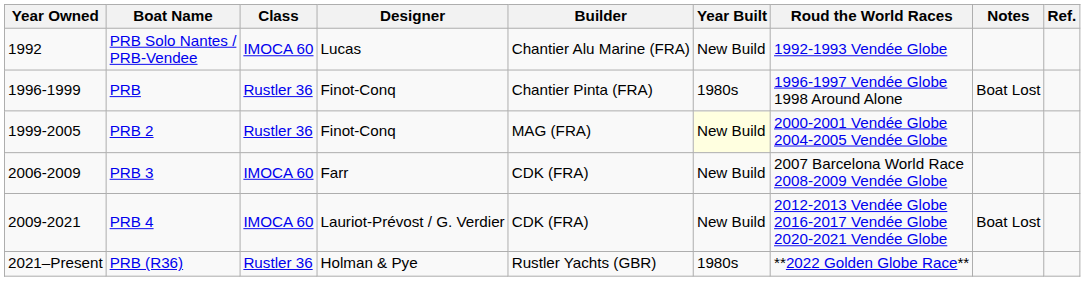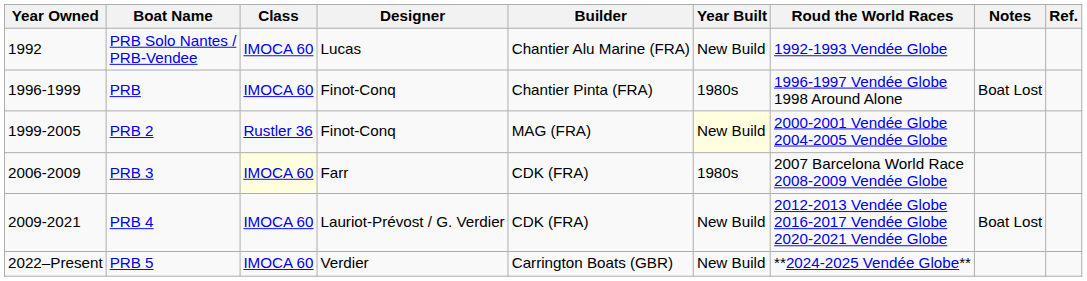(278, 90) Rustler 36 -> (278, 90) IMOCA 60
(278, 172) no background -> (278, 172) lightyellow background
(731, 172) New Build -> (718, 172) 1980s
- row: (146, 263)
+ row: (132, 263)
